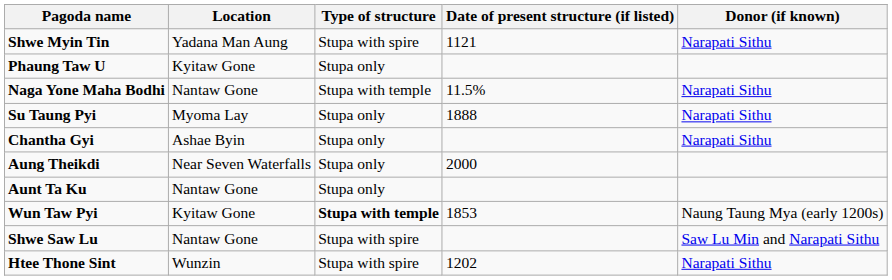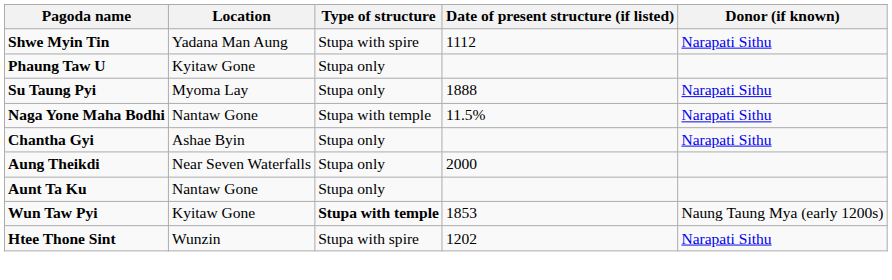(461, 41) 1121 -> (461, 41) 1112
rows swapped: (52, 115) <-> (86, 90)
- row: (53, 238)
